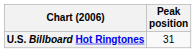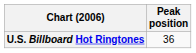(169, 39) 31 -> (169, 39) 36
